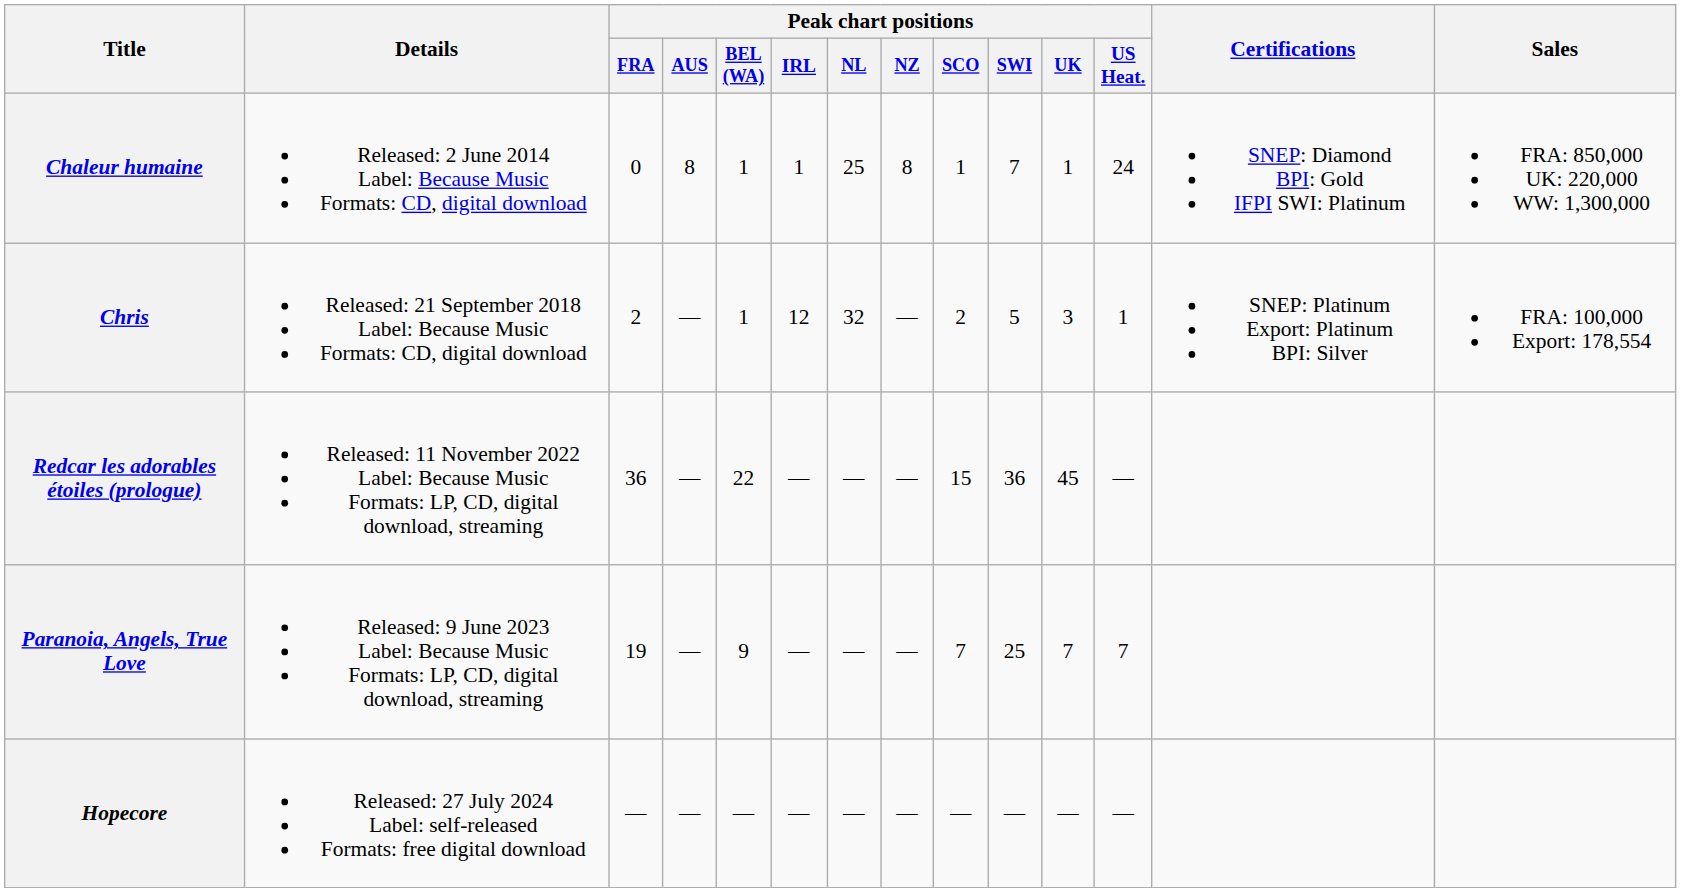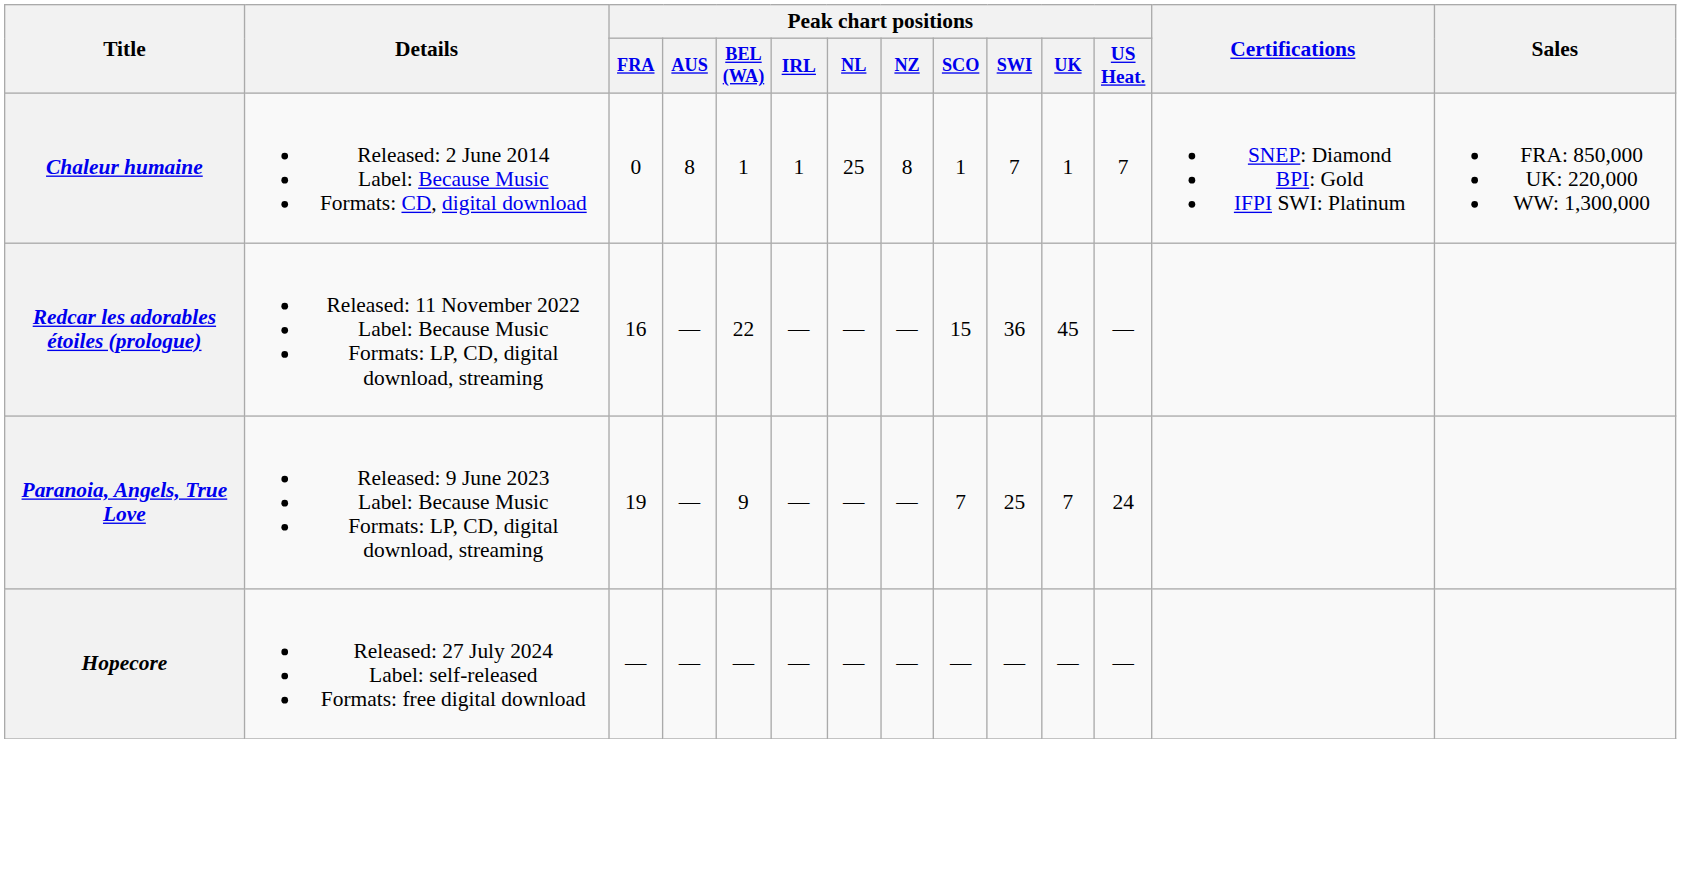(1123, 167) 24 -> (1123, 167) 7
- row: (124, 316)
(636, 478) 36 -> (636, 329) 16
(1123, 651) 7 -> (1123, 502) 24
